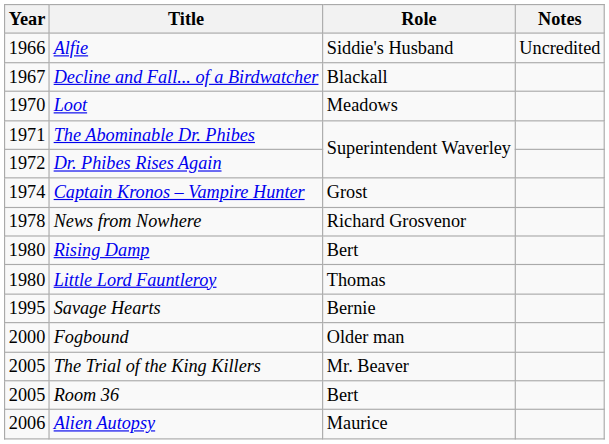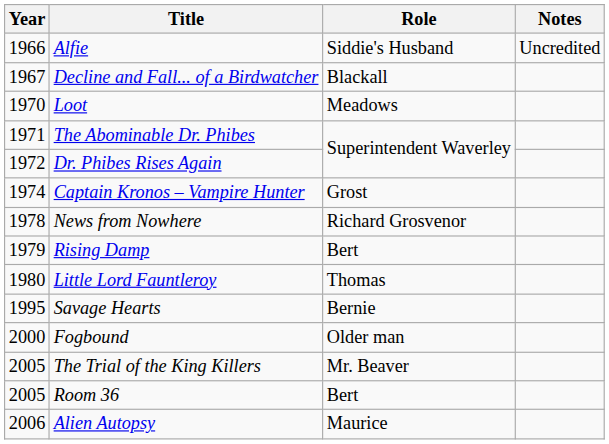(27, 250) 1980 -> (27, 250) 1979
